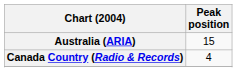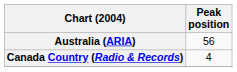(209, 41) 15 -> (209, 41) 56
